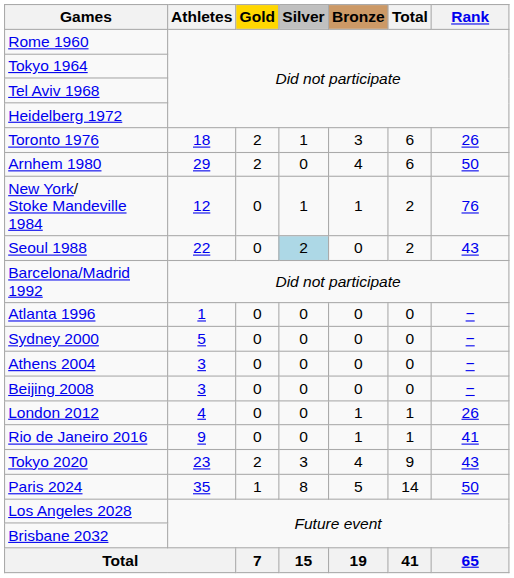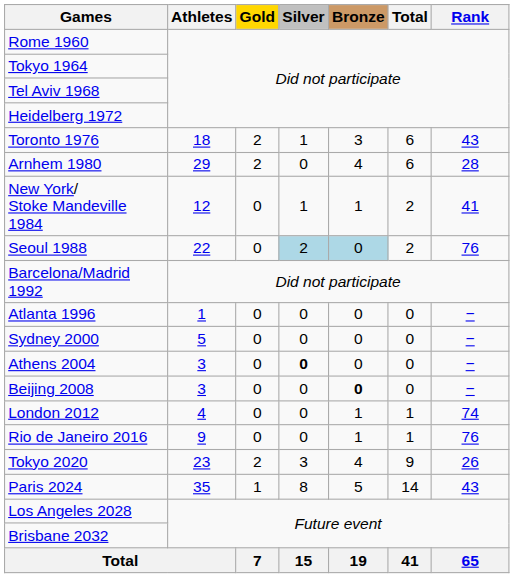(470, 140) 26 -> (470, 140) 43
(470, 165) 50 -> (470, 165) 28
(470, 206) 76 -> (470, 206) 41
(358, 248) no background -> (358, 248) lightblue background
(470, 248) 43 -> (470, 248) 76
(303, 364) normal -> (303, 364) bold
(358, 388) normal -> (358, 388) bold
(470, 413) 26 -> (470, 413) 74
(470, 438) 41 -> (470, 438) 76
(470, 462) 43 -> (470, 462) 26
(470, 487) 50 -> (470, 487) 43
